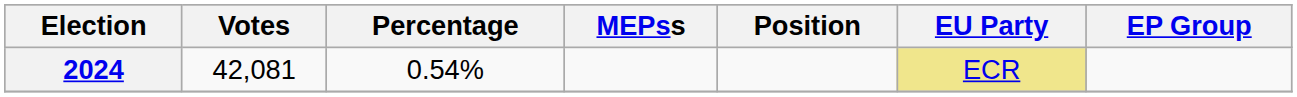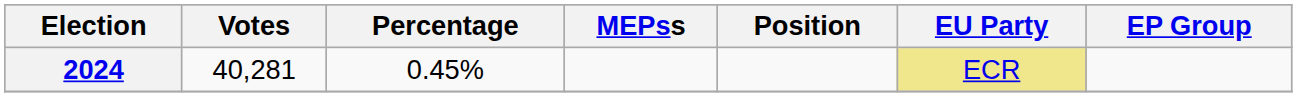(254, 69) 42,081 -> (254, 69) 40,281
(445, 69) 0.54% -> (445, 69) 0.45%
